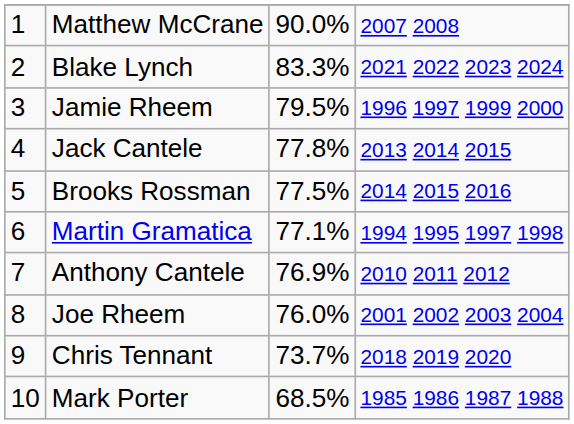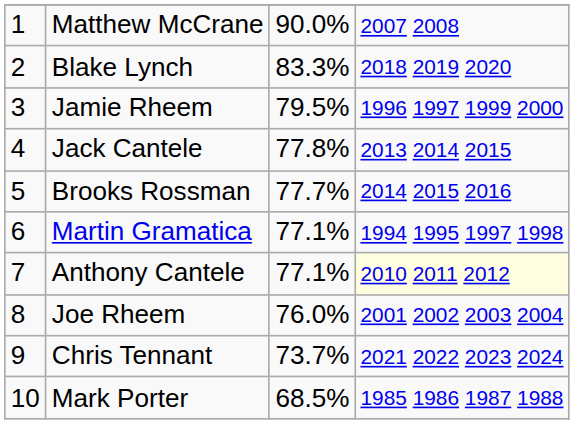(462, 67) 2021 2022 2023 2024 -> (436, 67) 2018 2019 2020
(312, 190) 77.5% -> (312, 190) 77.7%
(312, 273) 76.9% -> (312, 273) 77.1%
(435, 274) no background -> (435, 274) lightyellow background
(436, 356) 2018 2019 2020 -> (462, 356) 2021 2022 2023 2024
